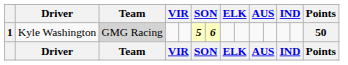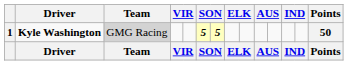(57, 32) normal -> (60, 32) bold
(213, 32) 6 -> (218, 32) 5
